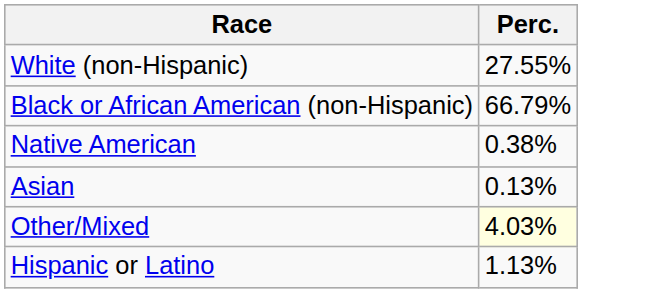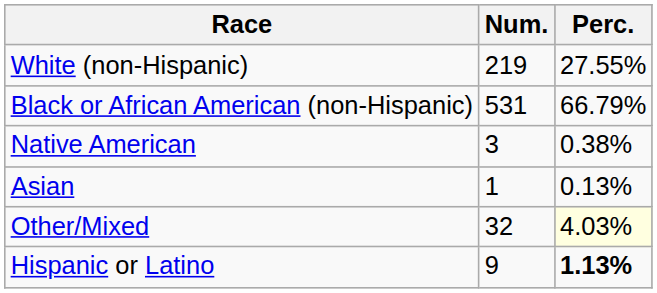+ column: (517, 24)
(521, 266) normal -> (596, 266) bold
